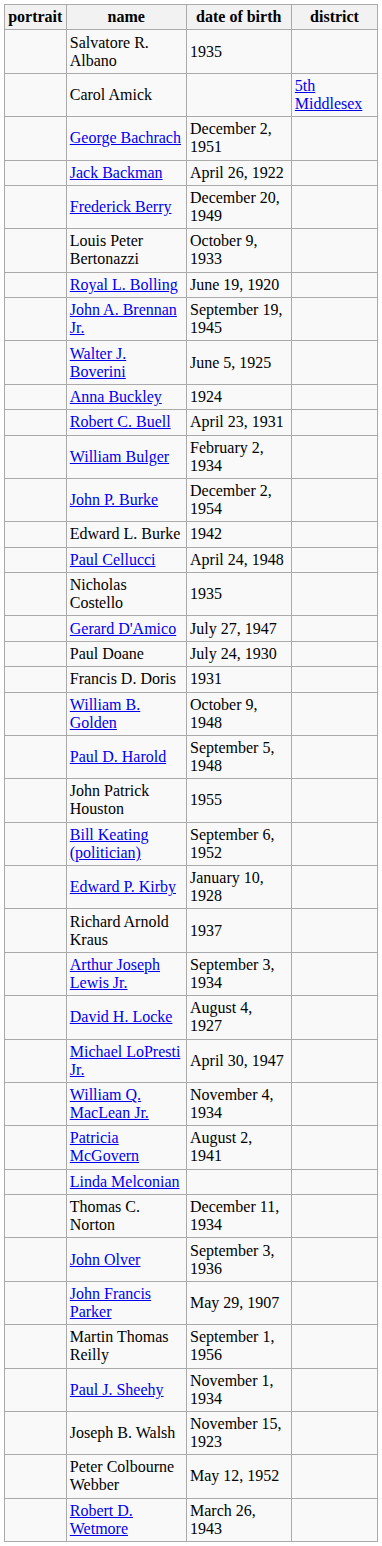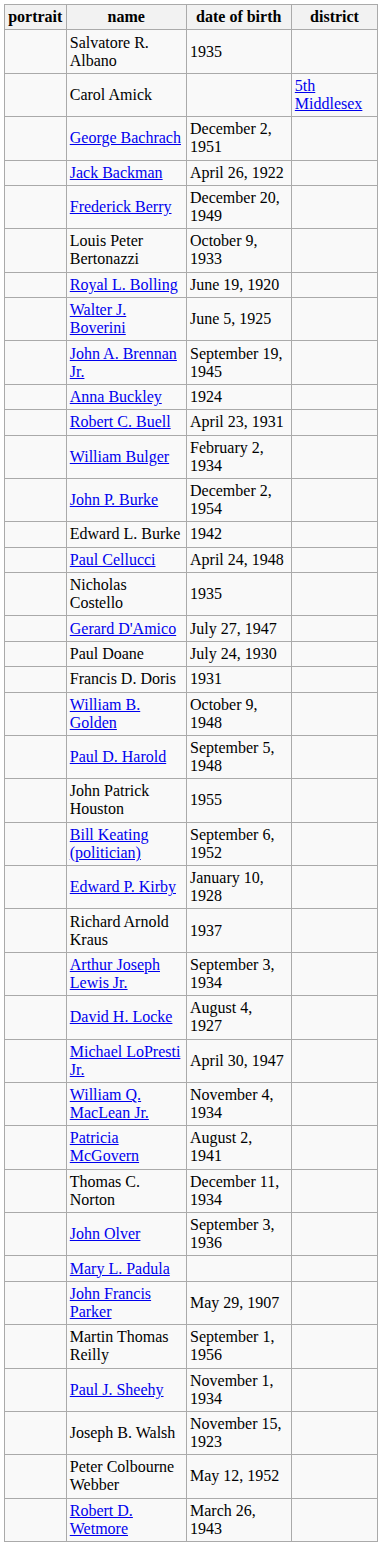rows swapped: (98, 362) <-> (123, 319)
- row: (125, 1181)
+ row: (120, 1268)
